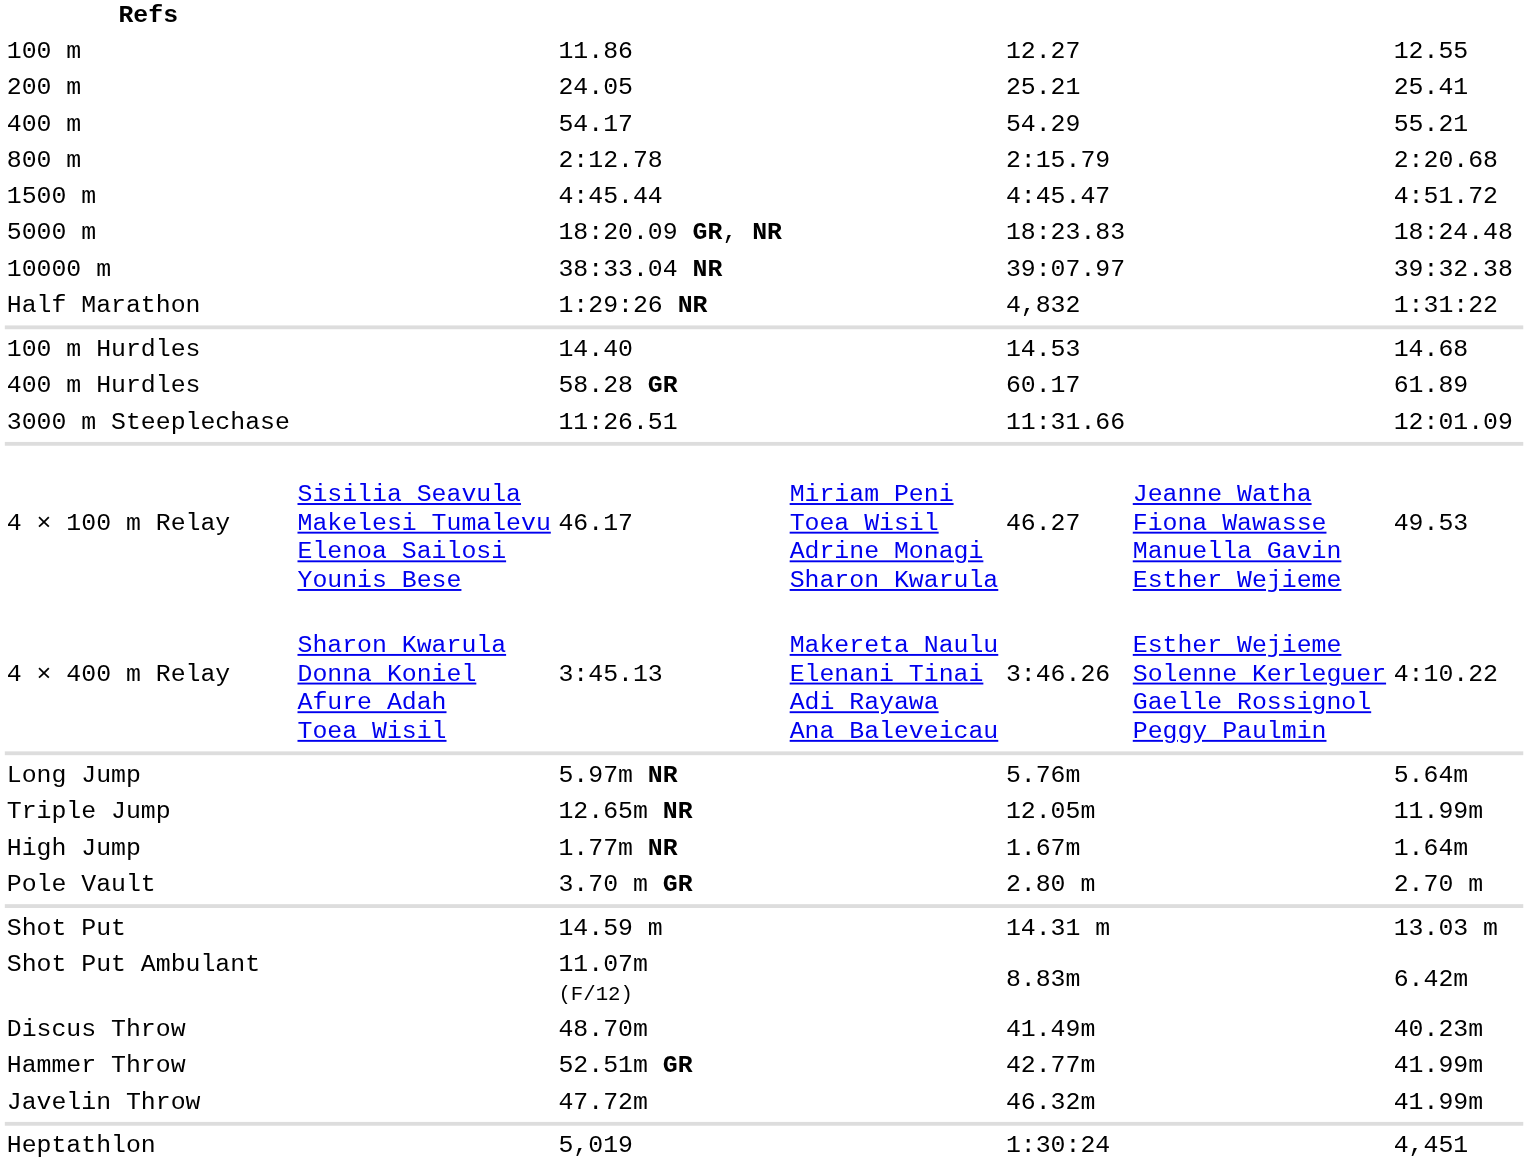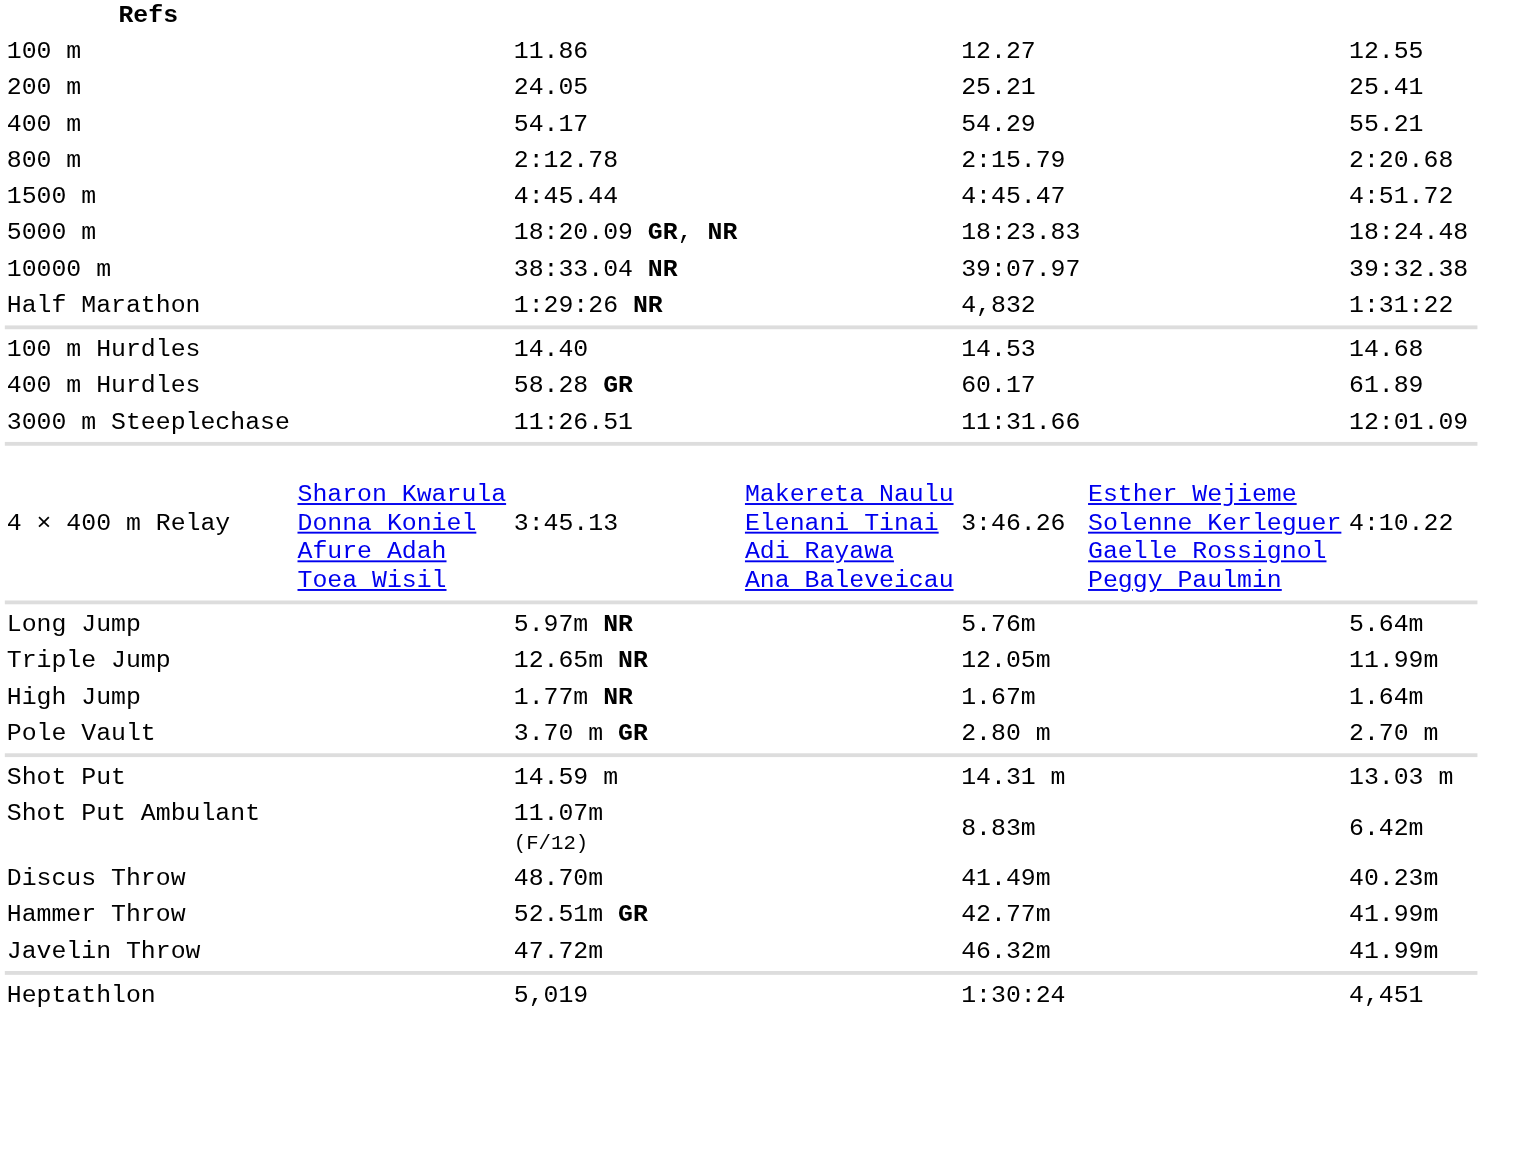- row: (118, 523)
